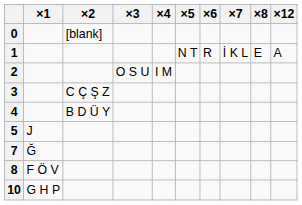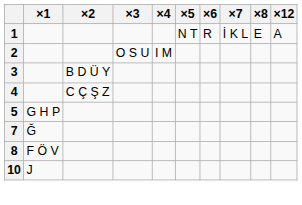- row: (14, 33)
(88, 92) C Ç Ş Z -> (88, 72) B D Ü Y
(88, 111) B D Ü Y -> (88, 92) C Ç Ş Z
(30, 131) J -> (43, 111) G H P
(43, 190) G H P -> (30, 170) J
